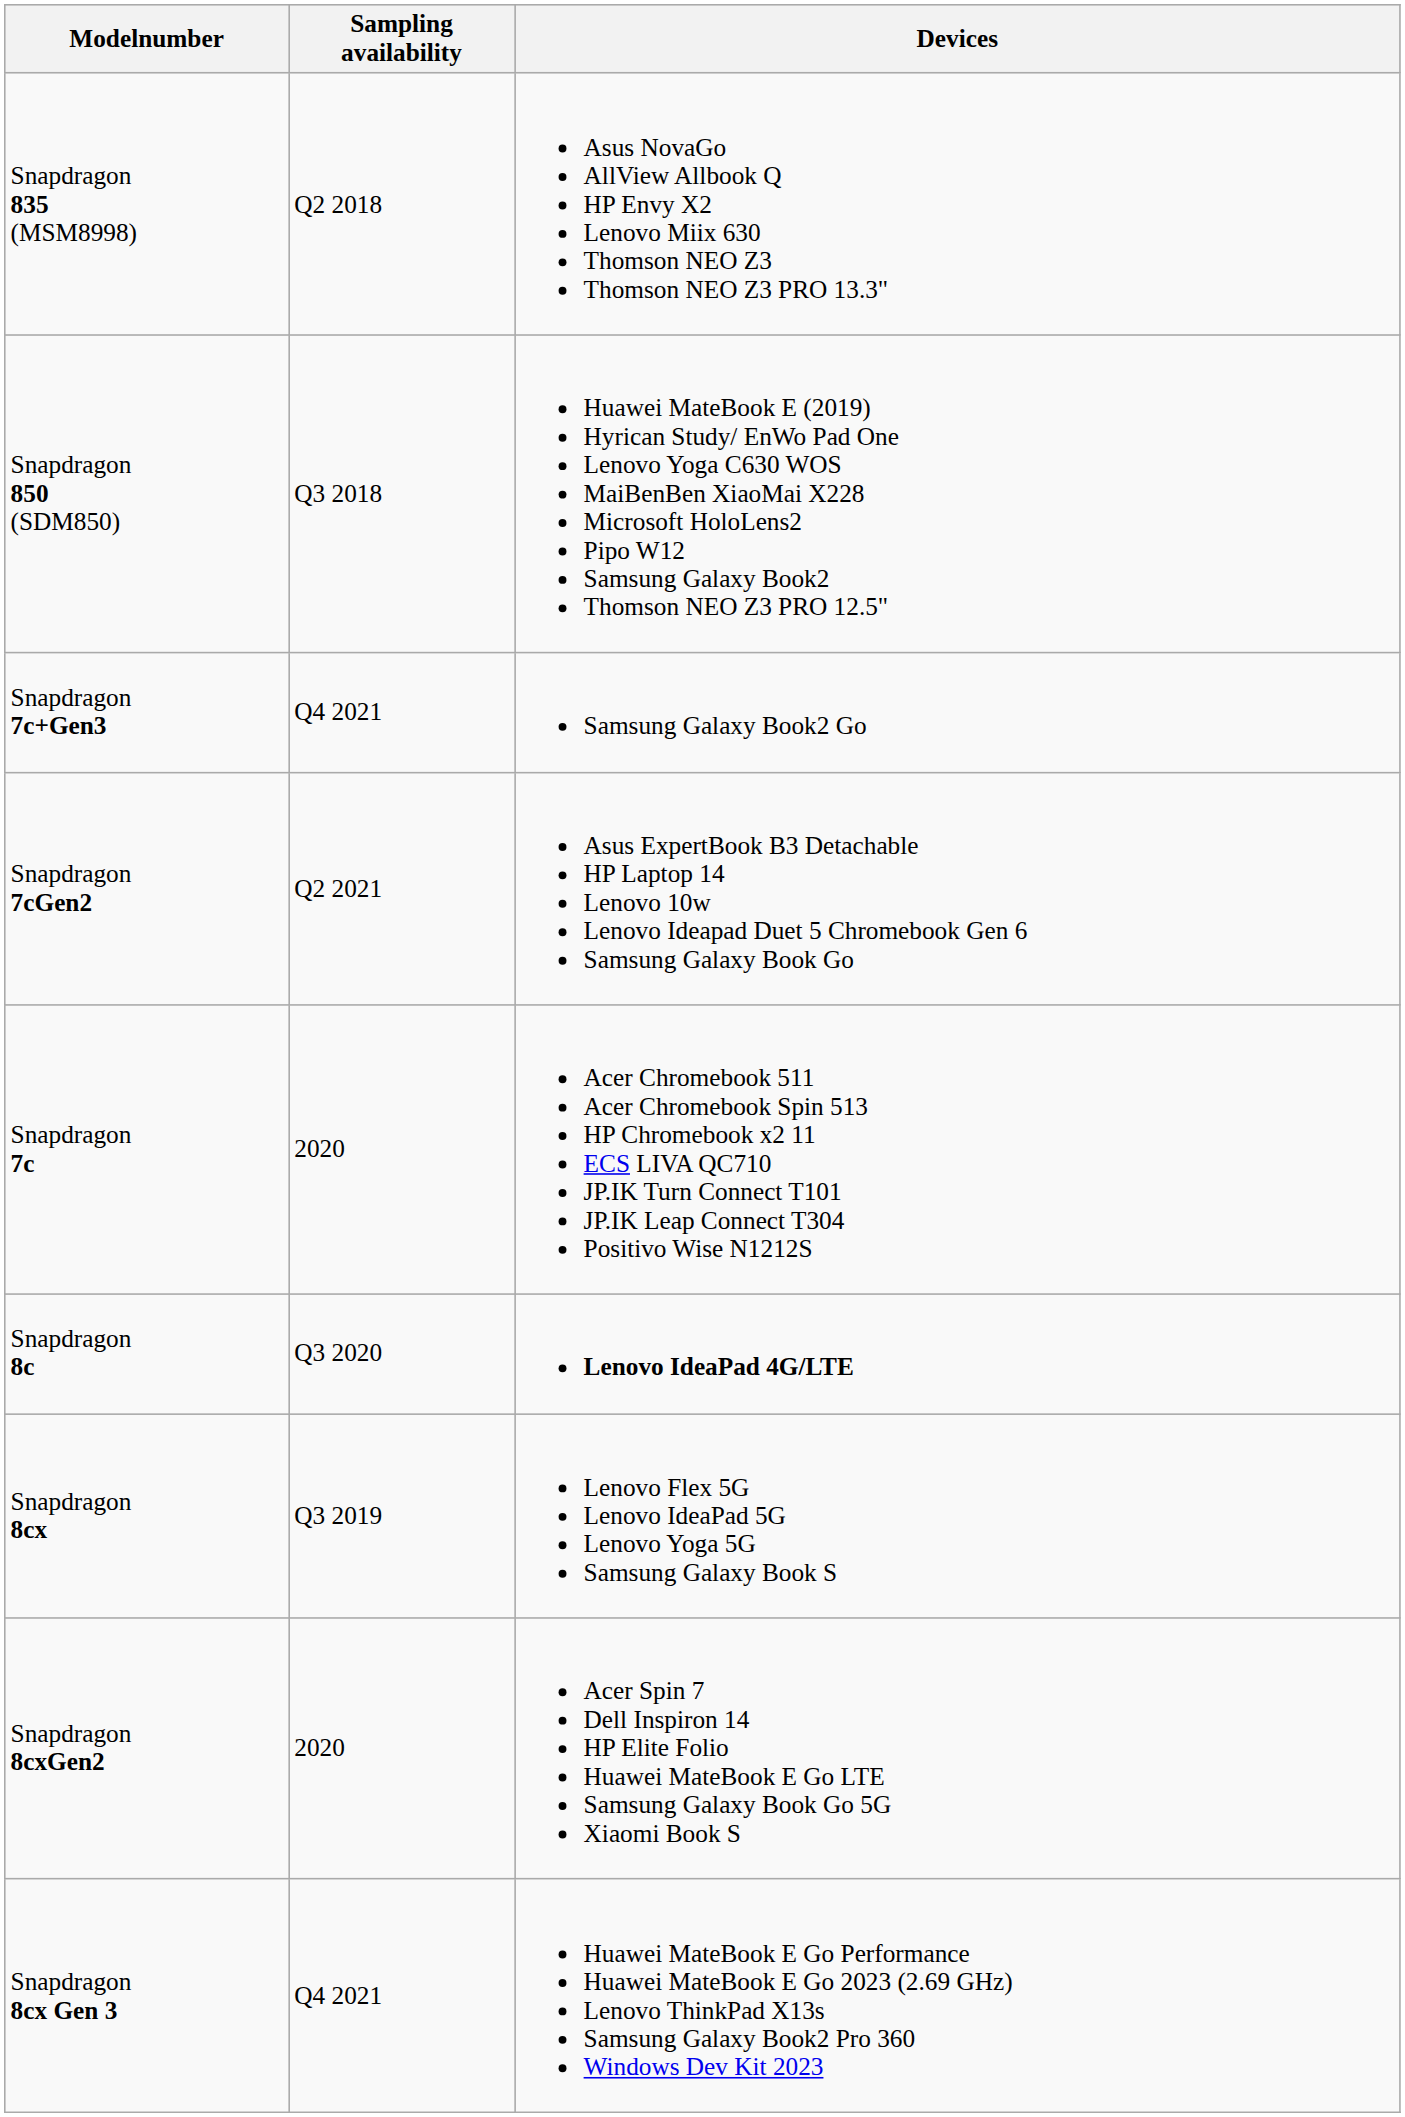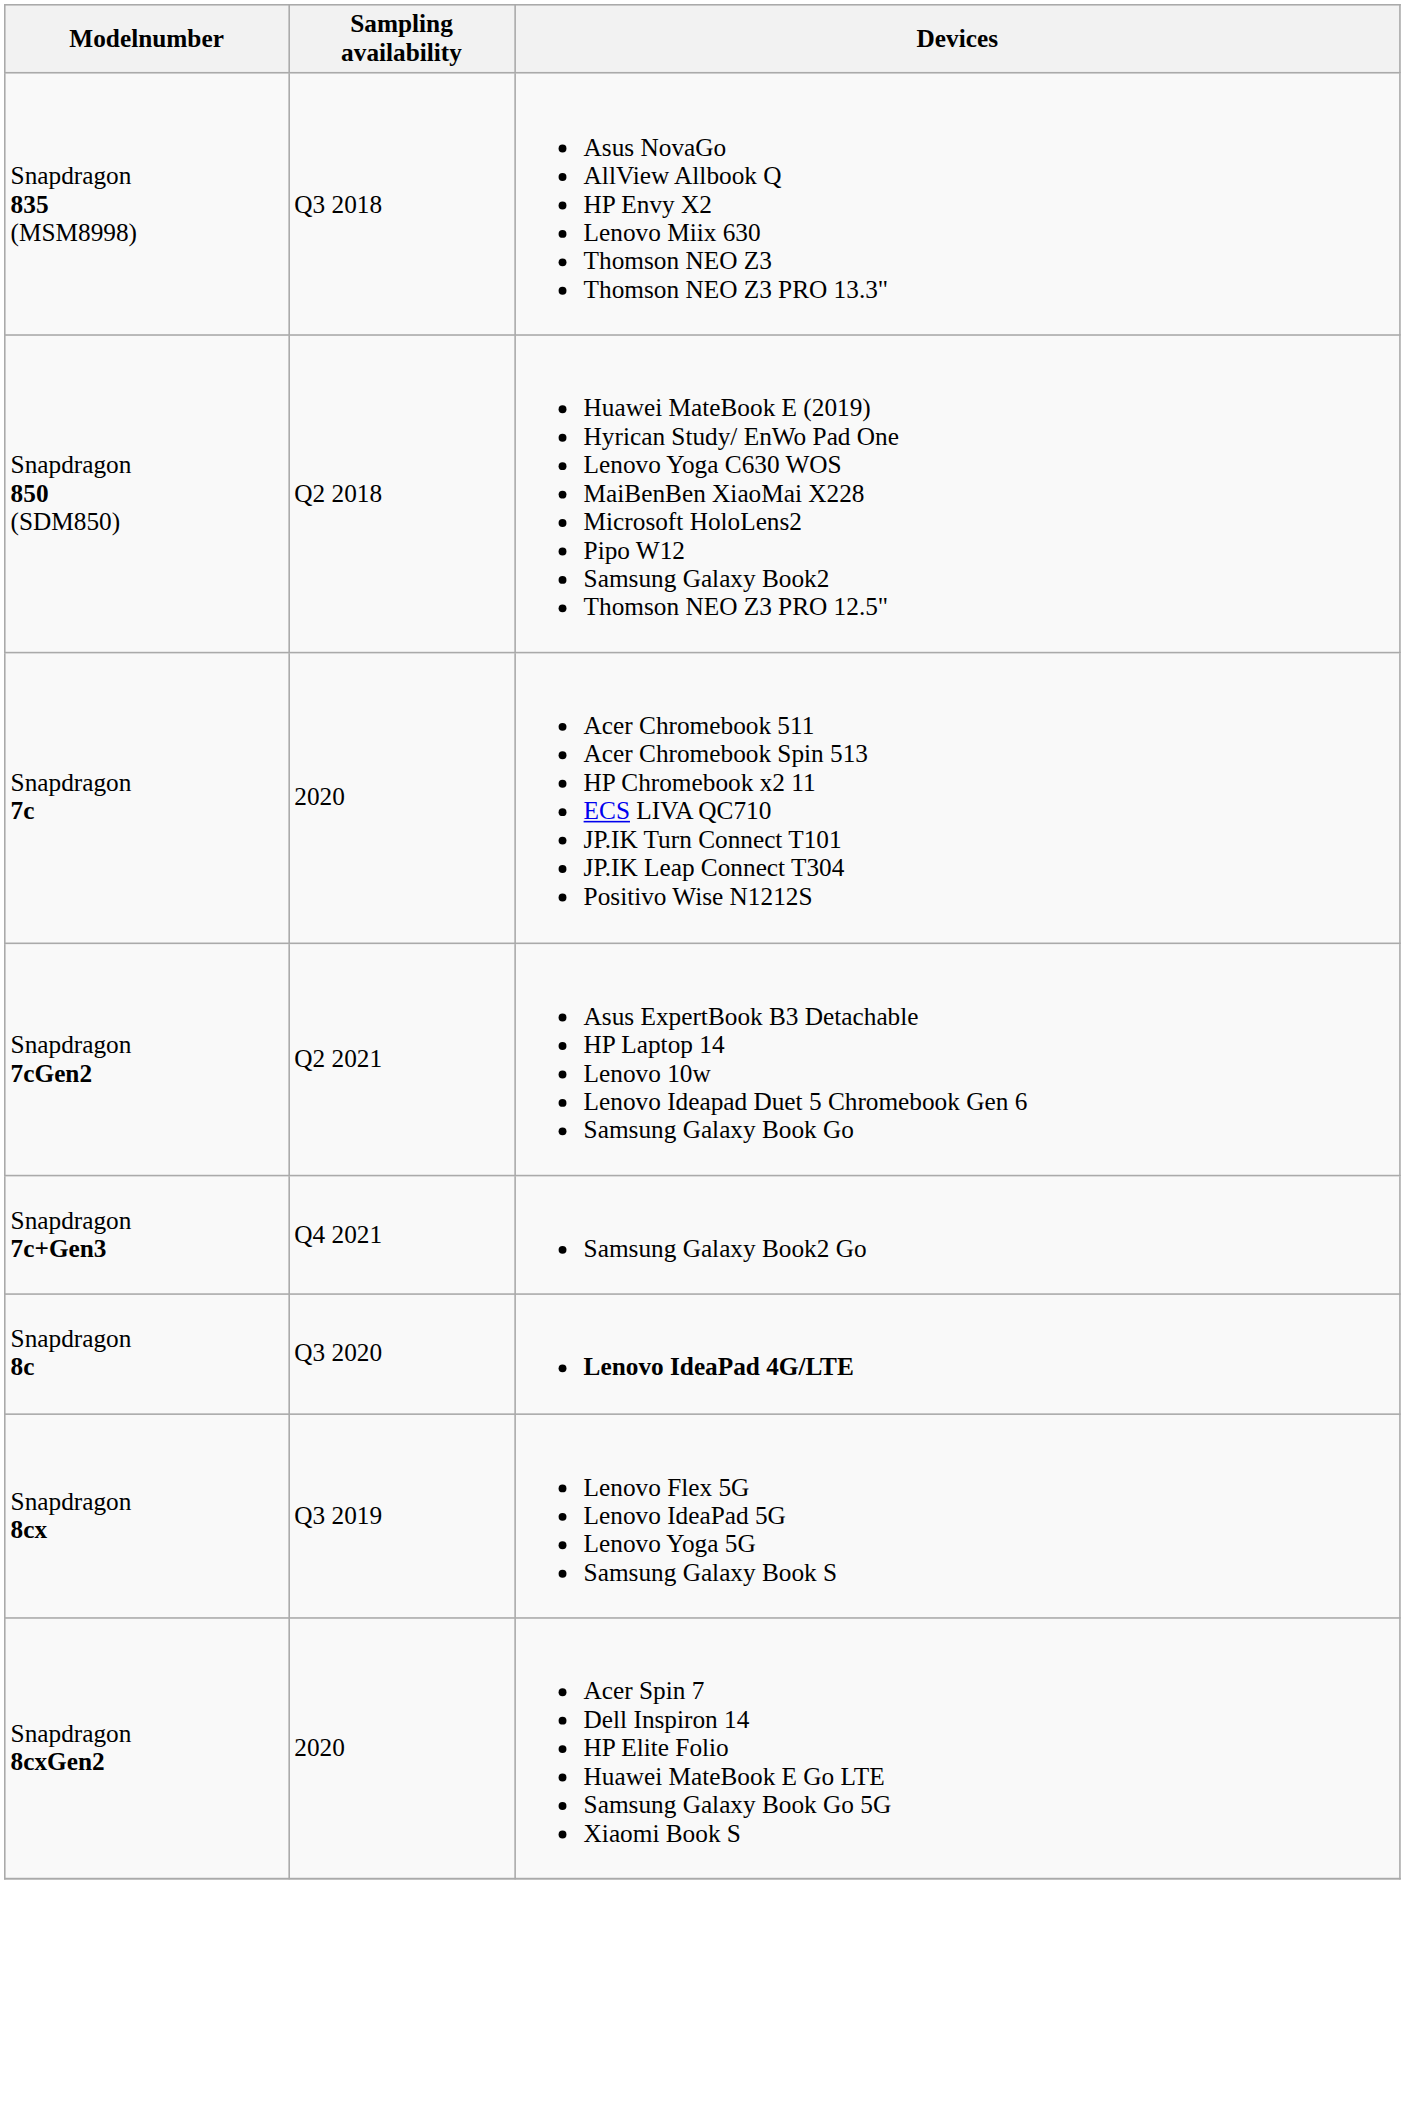(338, 203) Q2 2018 -> (338, 203) Q3 2018
(338, 493) Q3 2018 -> (338, 493) Q2 2018
rows swapped: (71, 1149) <-> (71, 712)
- row: (71, 1995)
